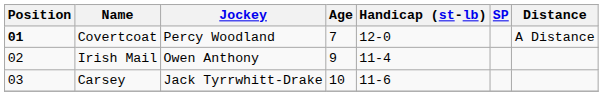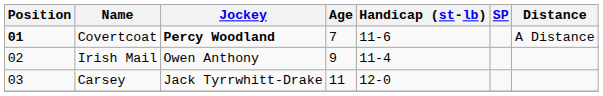(219, 37) normal -> (219, 37) bold
(375, 37) 12-0 -> (375, 37) 11-6
(337, 80) 10 -> (337, 80) 11
(375, 80) 11-6 -> (375, 80) 12-0
